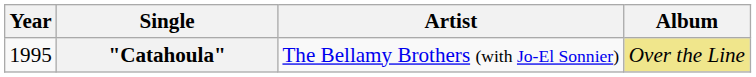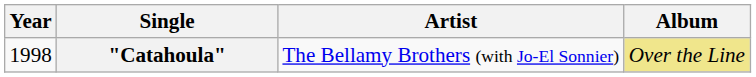(31, 54) 1995 -> (31, 54) 1998
